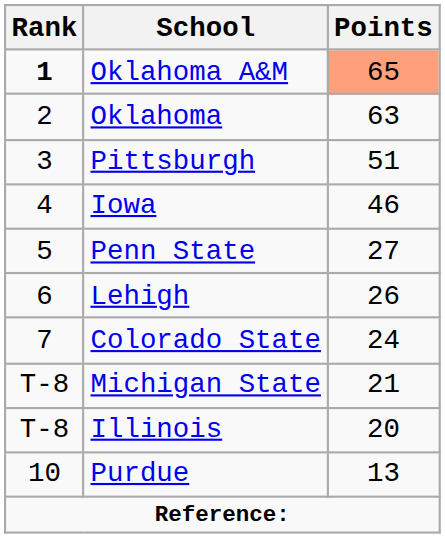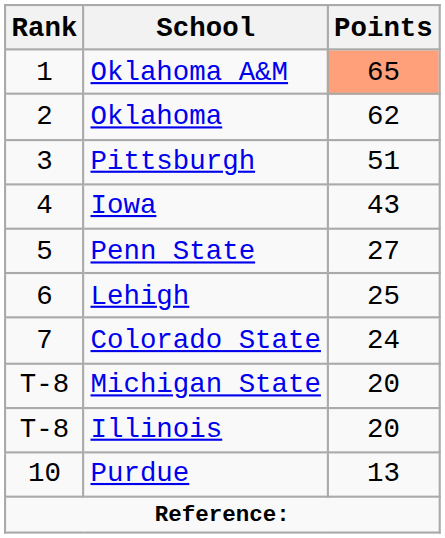(45, 72) bold -> (45, 72) normal
(383, 117) 63 -> (383, 117) 62
(383, 206) 46 -> (383, 206) 43
(383, 296) 26 -> (383, 296) 25
(383, 385) 21 -> (383, 385) 20
